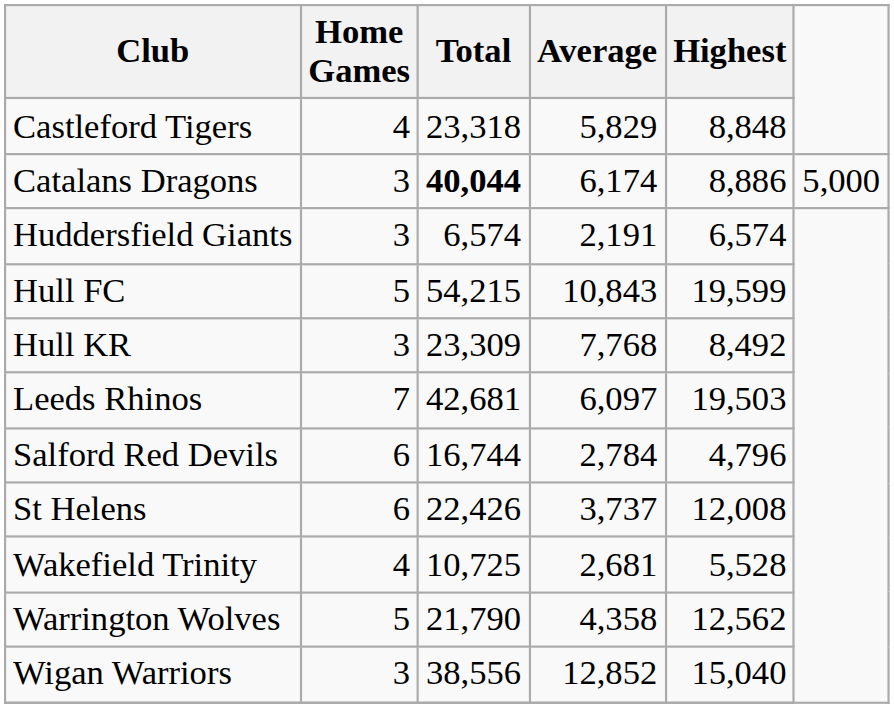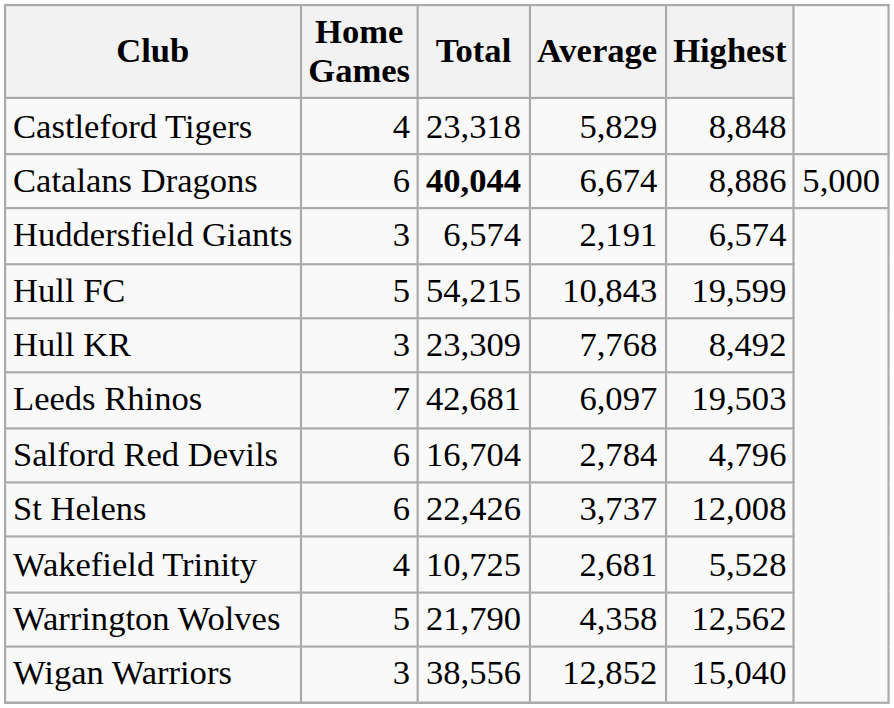(401, 180) 3 -> (401, 180) 6
(618, 180) 6,174 -> (618, 180) 6,674
(473, 454) 16,744 -> (473, 454) 16,704
